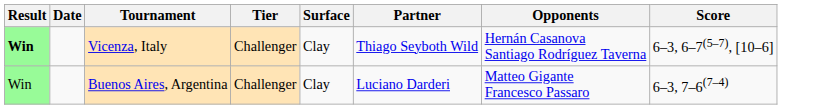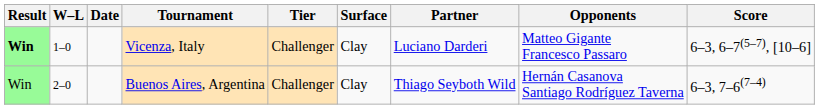+ column: (68, 15)
(417, 46) Thiago Seyboth Wild -> (441, 46) Luciano Darderi
(565, 46) Hernán Casanova Santiago Rodríguez Taverna -> (574, 46) Matteo Gigante Francesco Passaro
(403, 84) Luciano Darderi -> (455, 84) Thiago Seyboth Wild
(537, 84) Matteo Gigante Francesco Passaro -> (603, 84) Hernán Casanova Santiago Rodríguez Taverna
